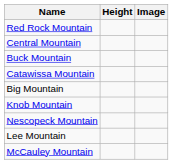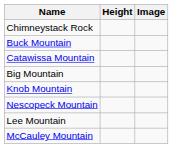- row: (49, 27)
- row: (44, 43)
+ row: (50, 27)
